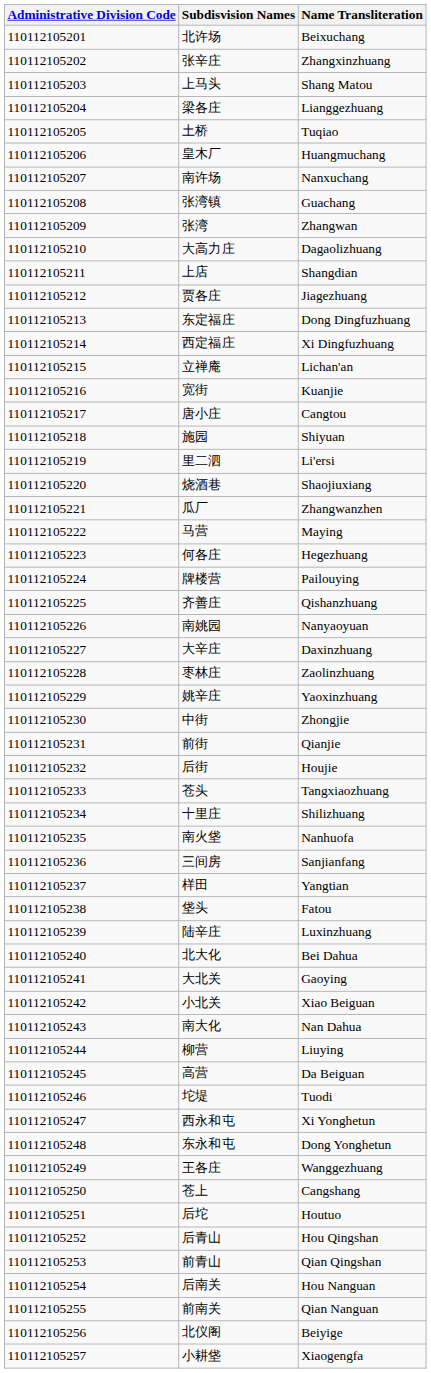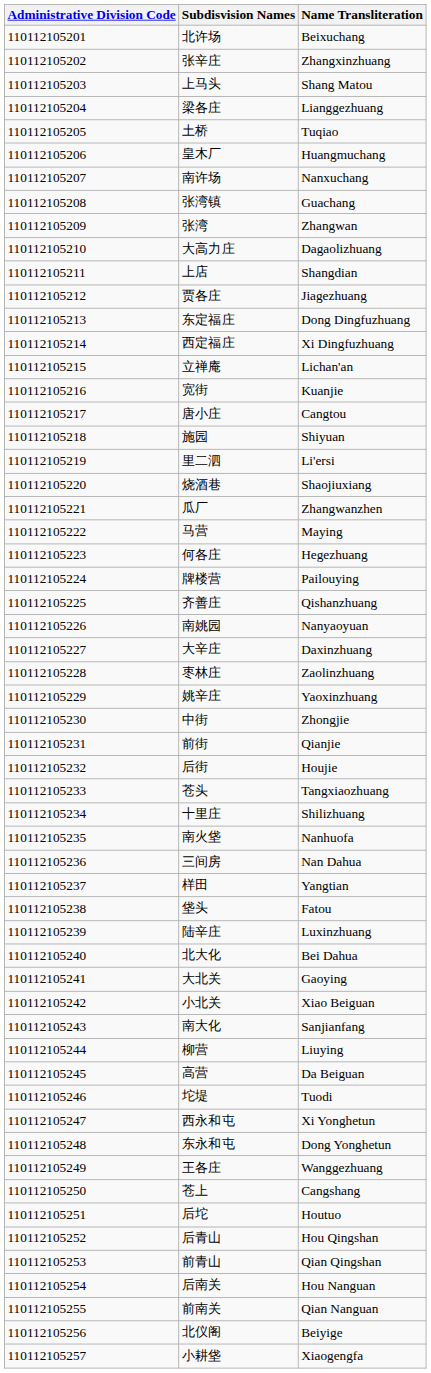(333, 861) Sanjianfang -> (331, 861) Nan Dahua
(331, 1026) Nan Dahua -> (333, 1026) Sanjianfang
